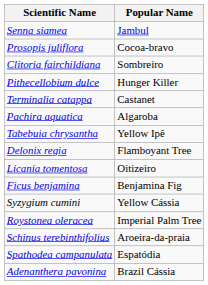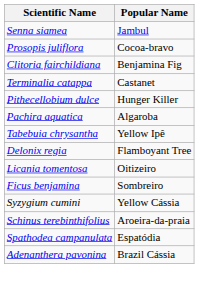(140, 64) Sombreiro -> (150, 64) Benjamina Fig
rows swapped: (49, 99) <-> (53, 82)
(150, 185) Benjamina Fig -> (140, 185) Sombreiro
- row: (50, 220)
